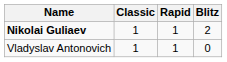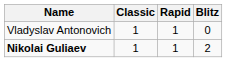rows swapped: (46, 30) <-> (59, 48)
